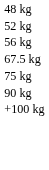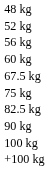+ row: (18, 59)
+ row: (23, 109)
+ row: (21, 142)
